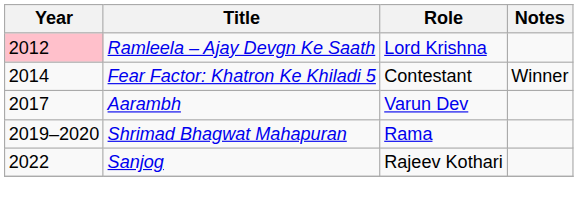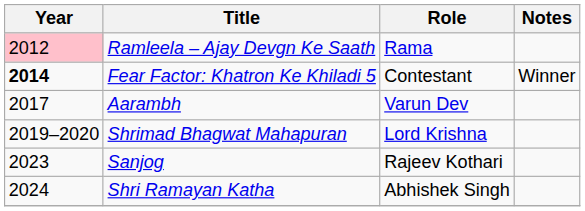(435, 47) Lord Krishna -> (408, 47) Rama
(29, 76) normal -> (29, 76) bold
(408, 133) Rama -> (435, 133) Lord Krishna
(29, 162) 2022 -> (29, 162) 2023
+ row: (191, 190)
